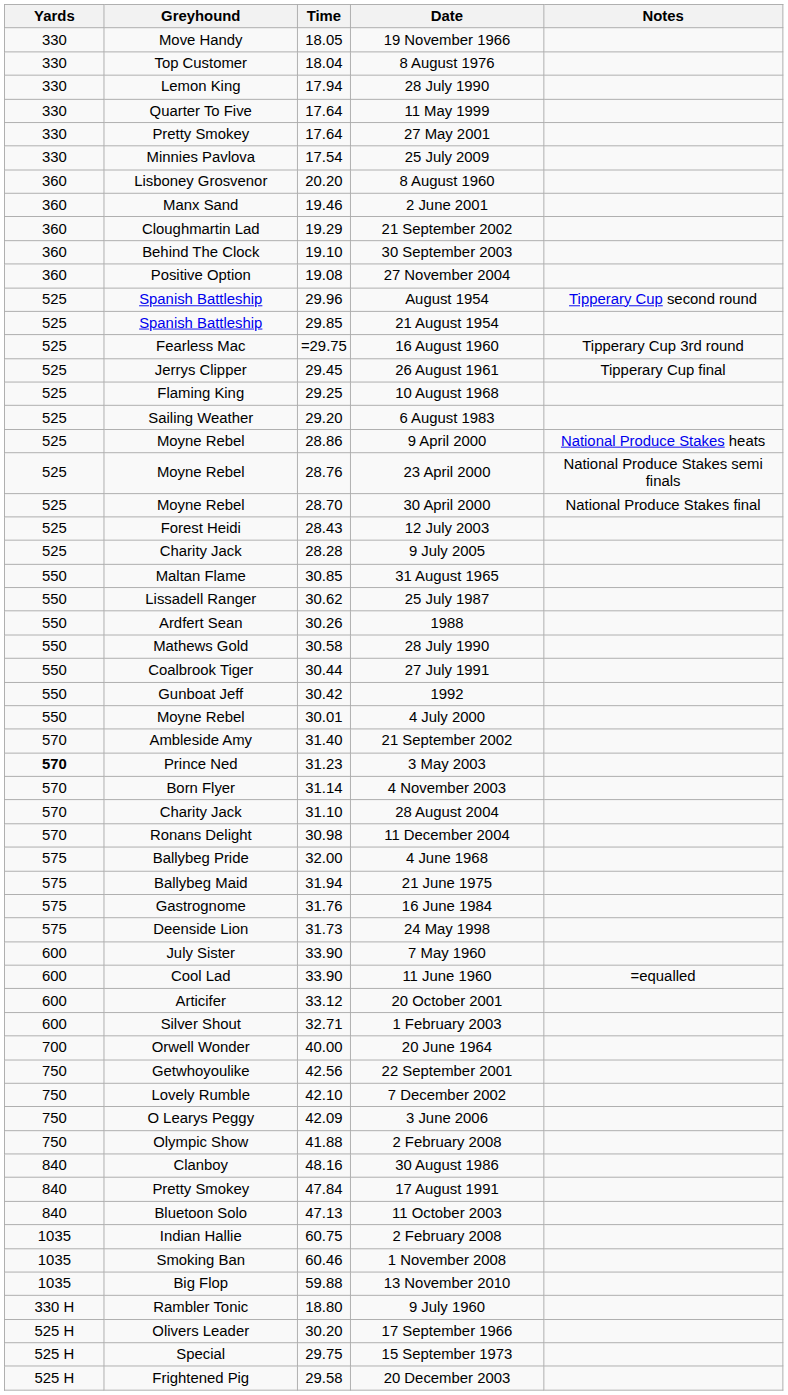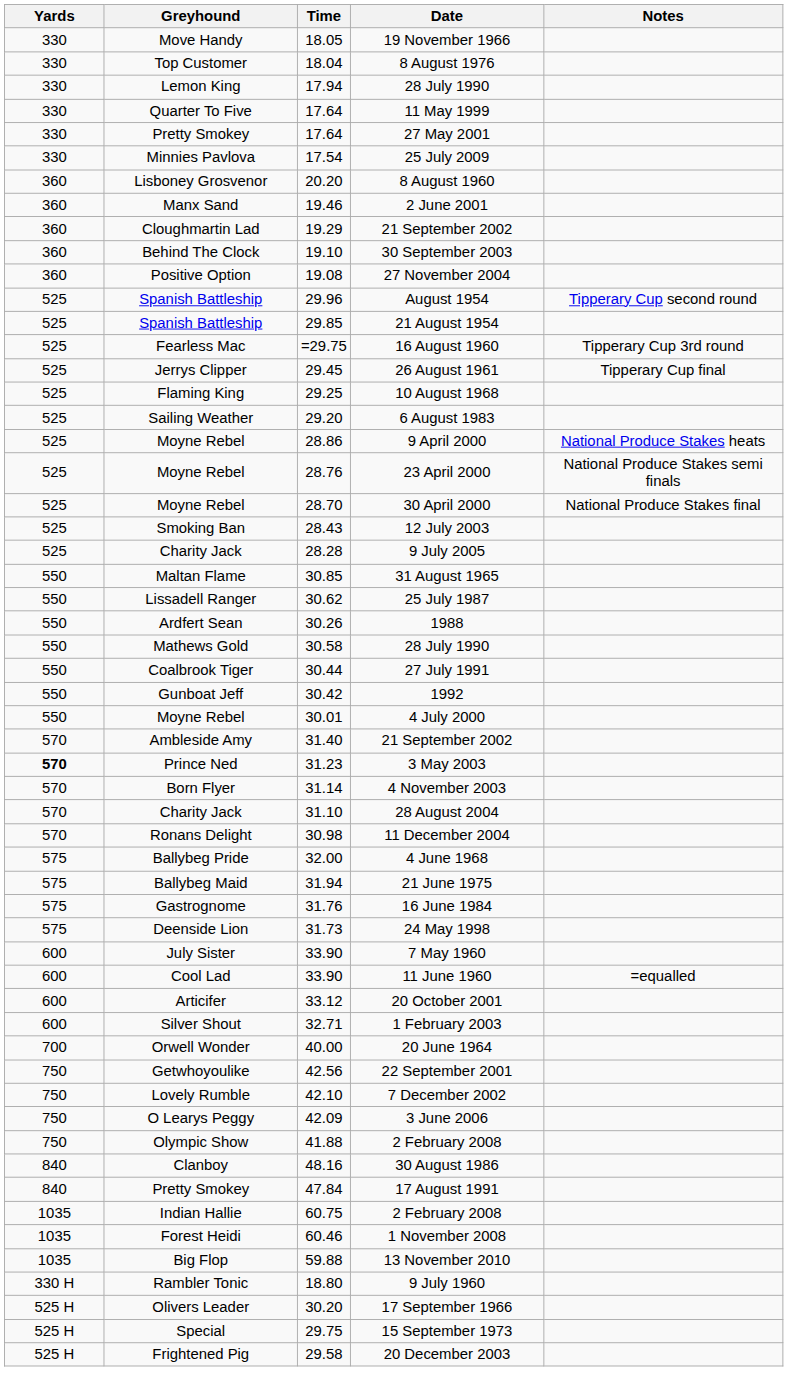(201, 528) Forest Heidi -> (201, 528) Smoking Ban
- row: (324, 1212)
(201, 1260) Smoking Ban -> (201, 1236) Forest Heidi
